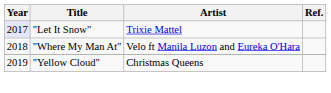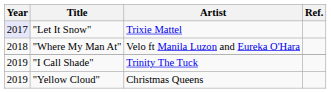+ row: (63, 63)
